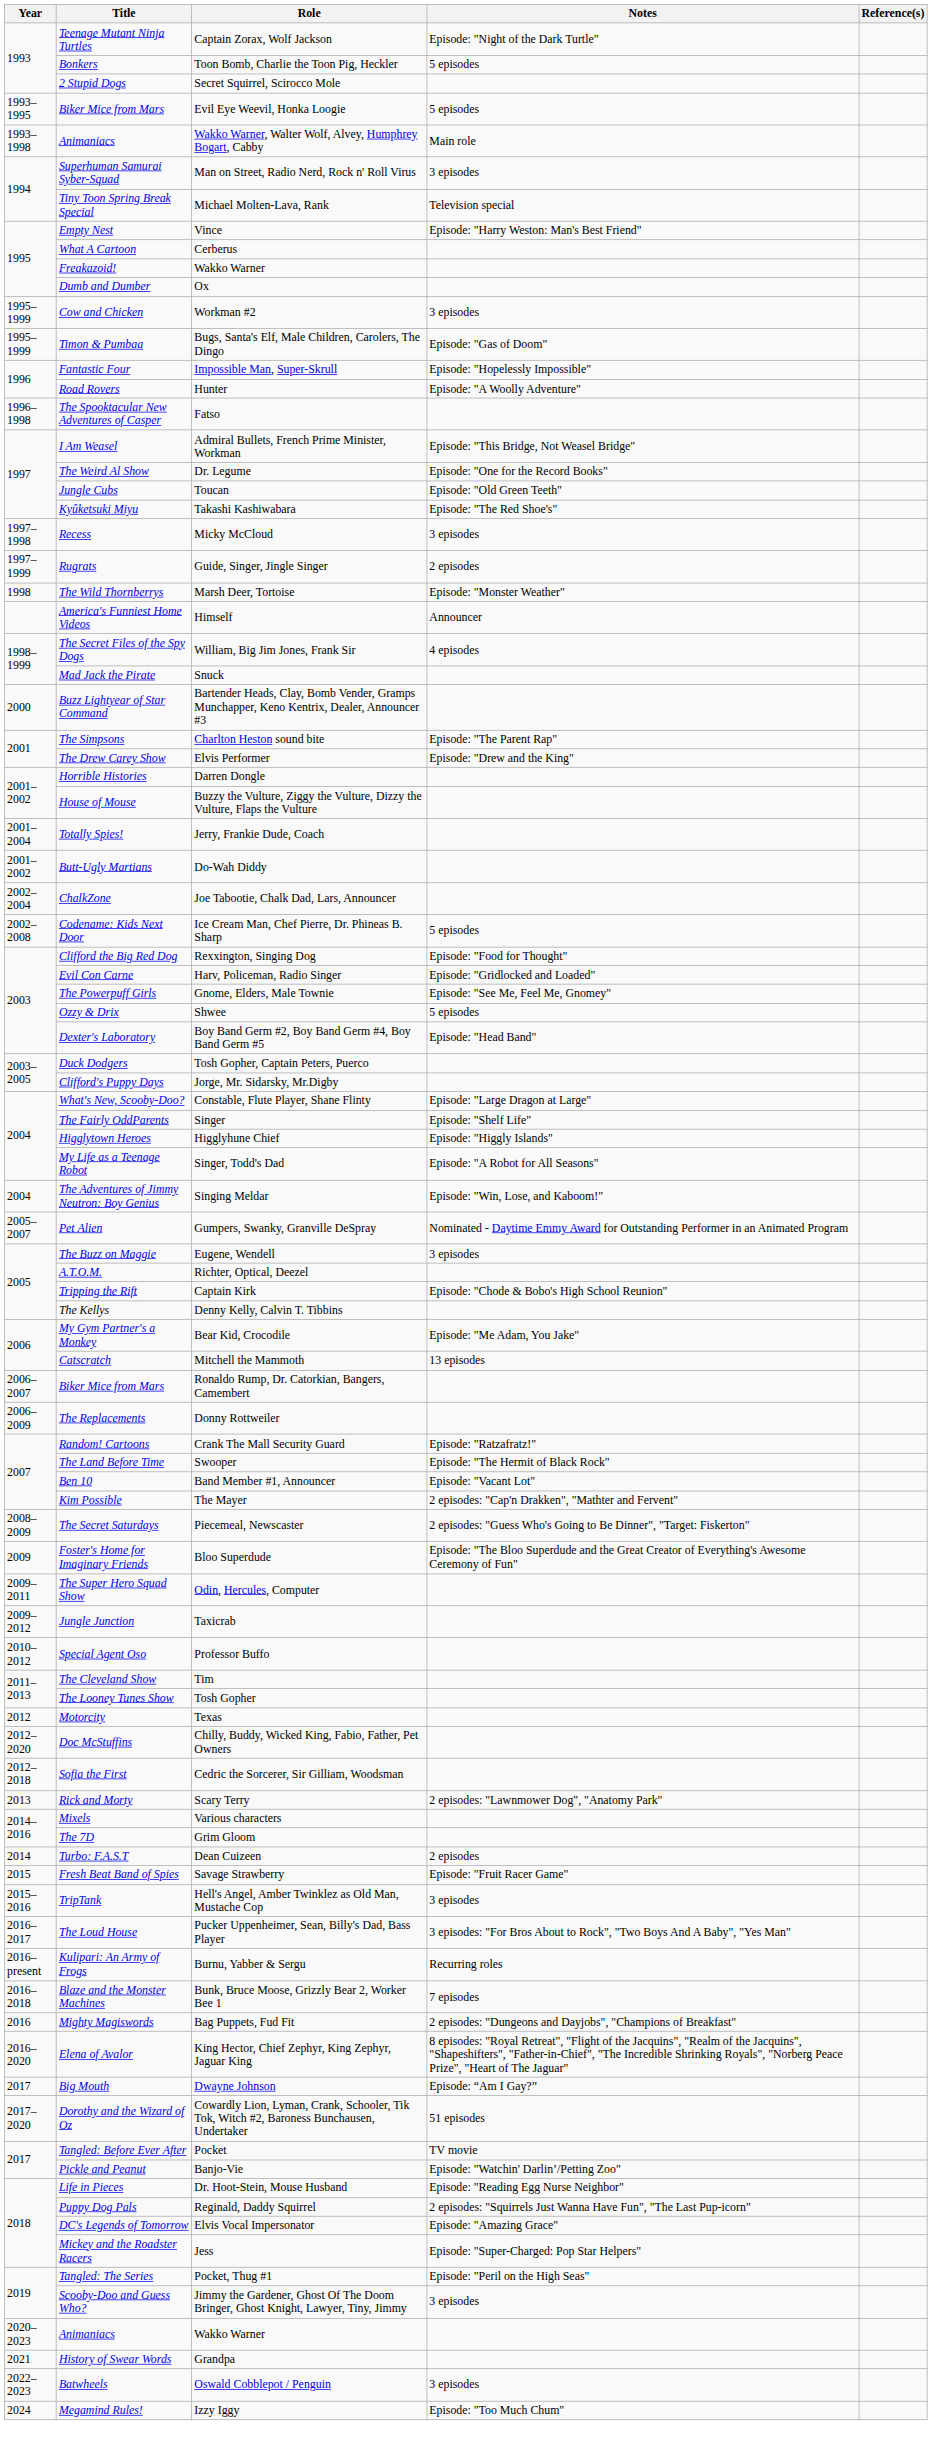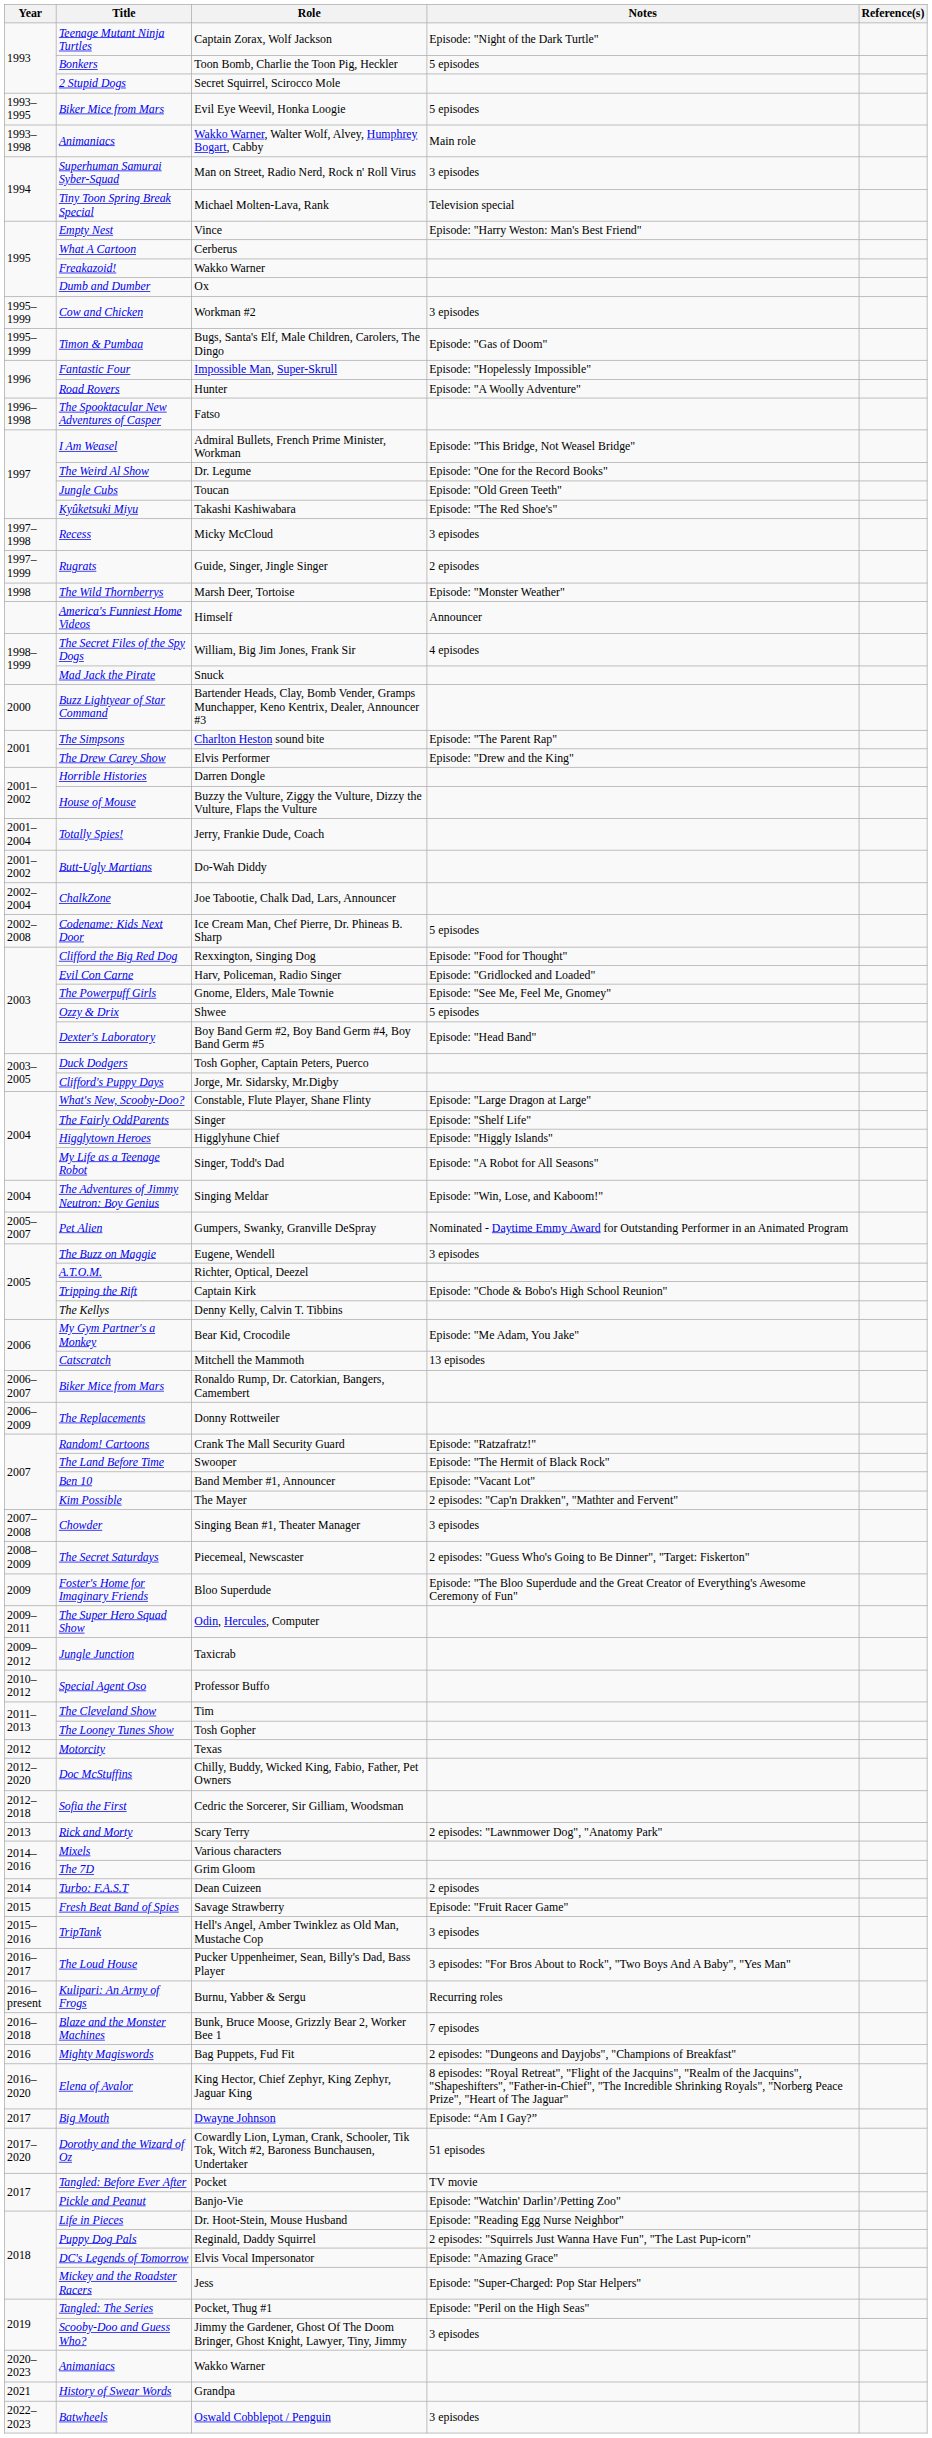+ row: (81, 1525)
- row: (101, 2410)
